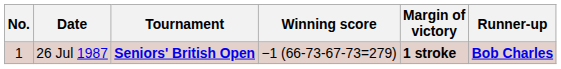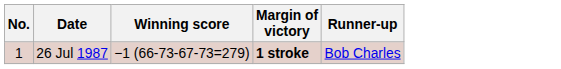- column: (185, 23)
(512, 53) bold -> (363, 53) normal
